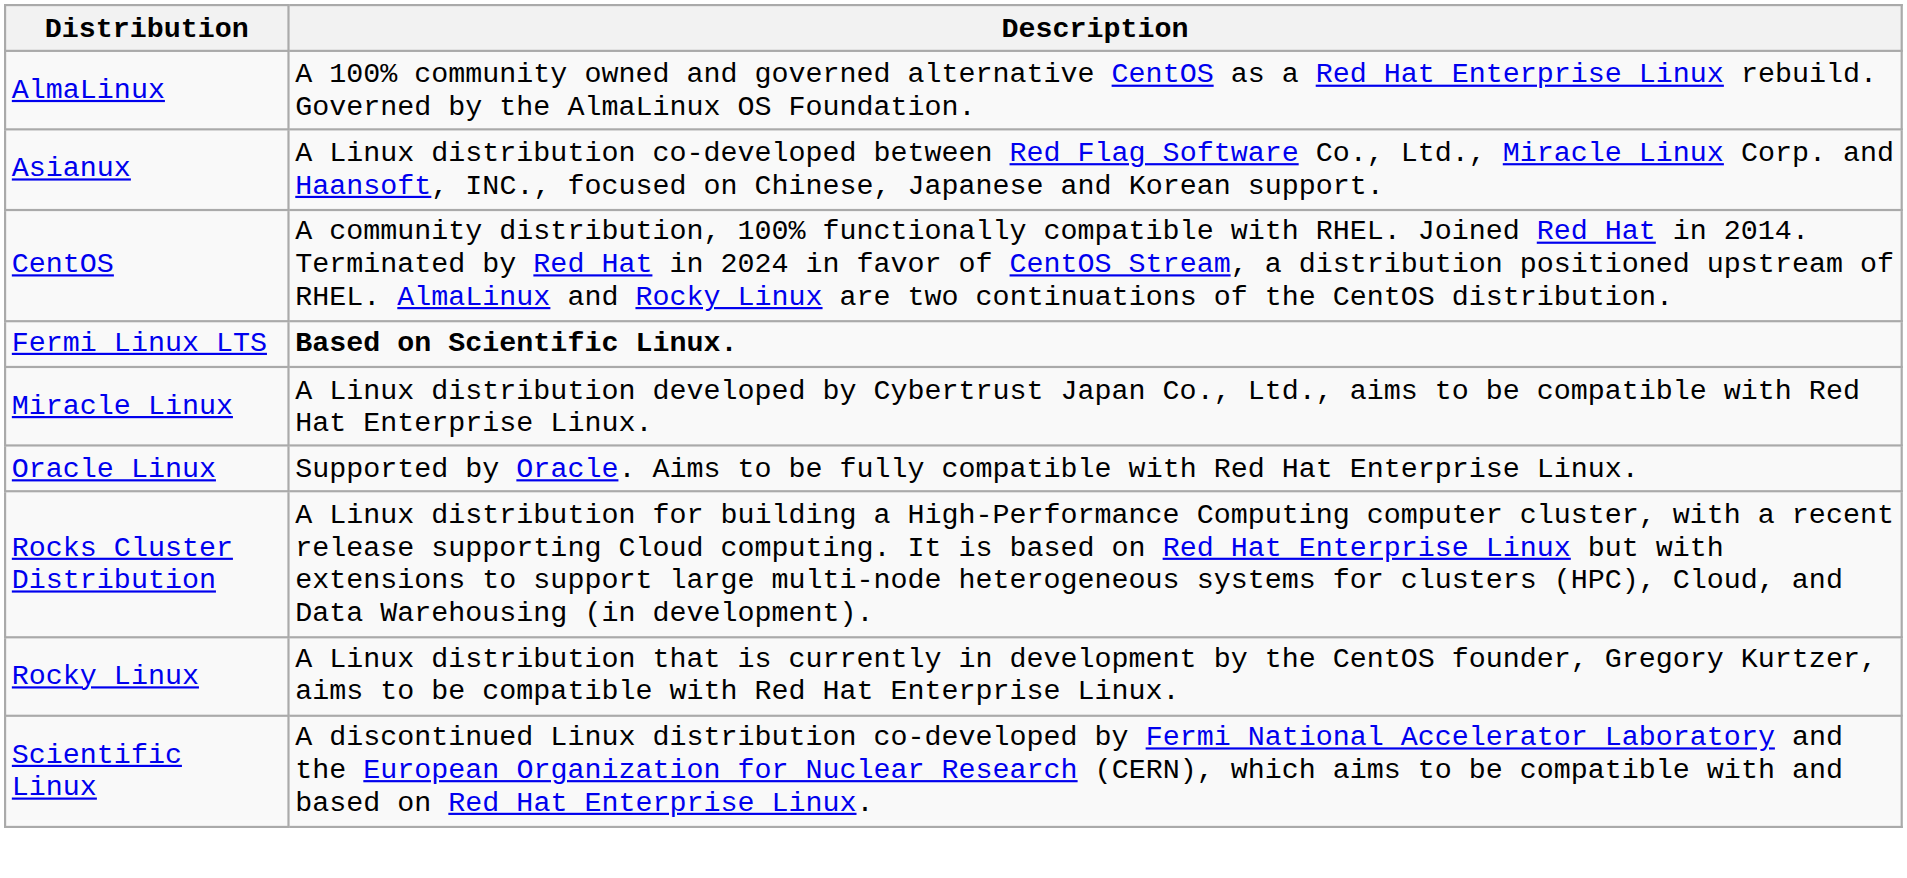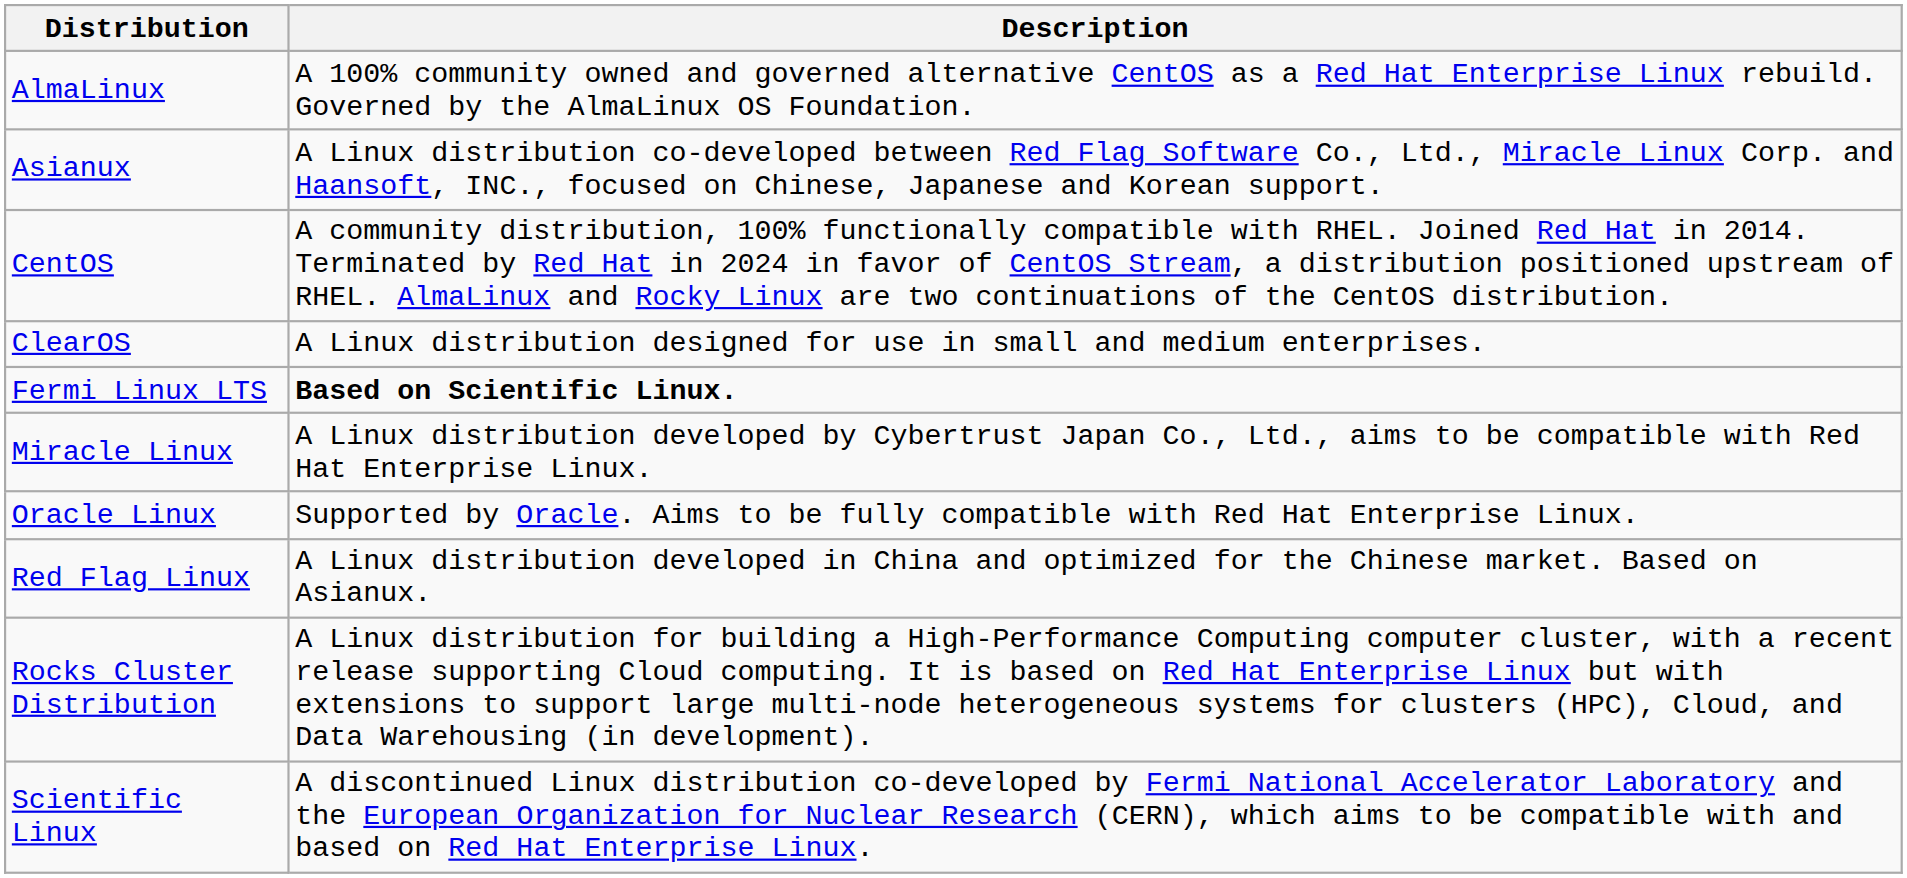+ row: (71, 344)
+ row: (131, 578)
- row: (105, 676)
